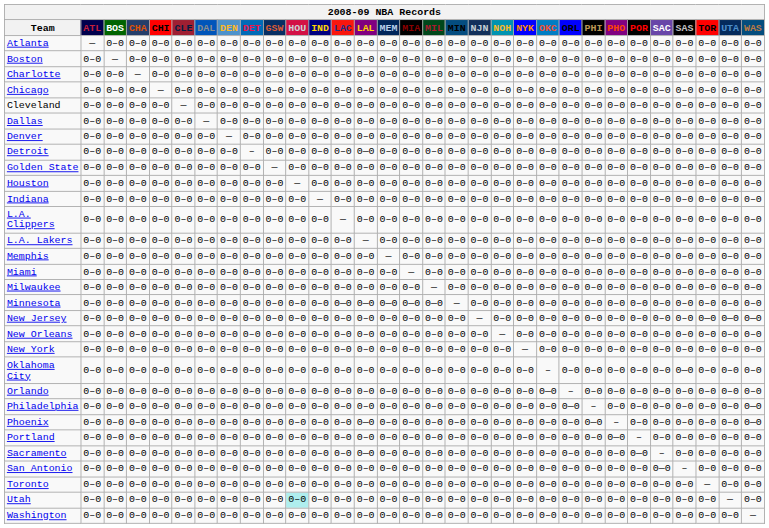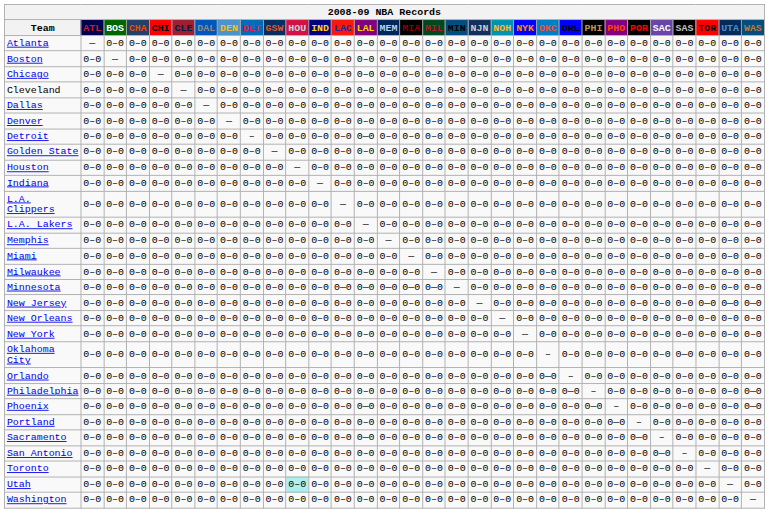- row: (34, 75)
